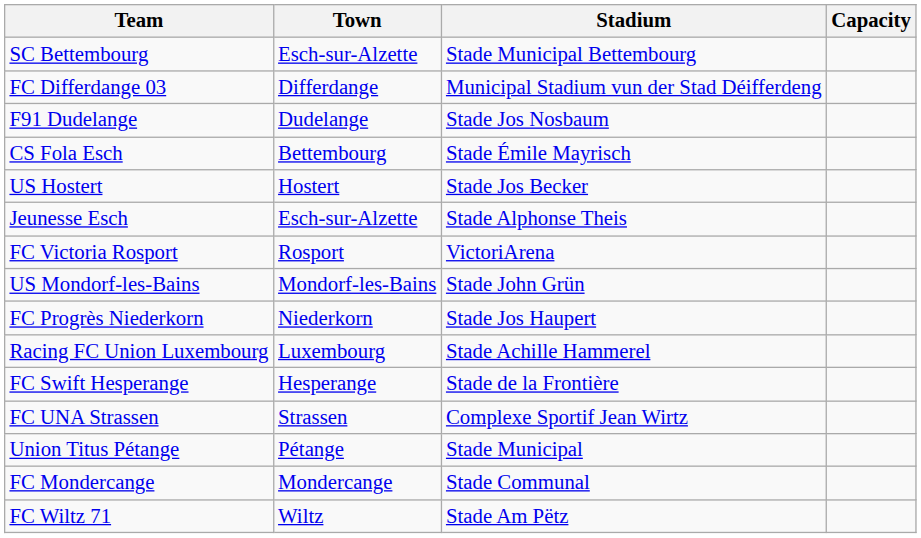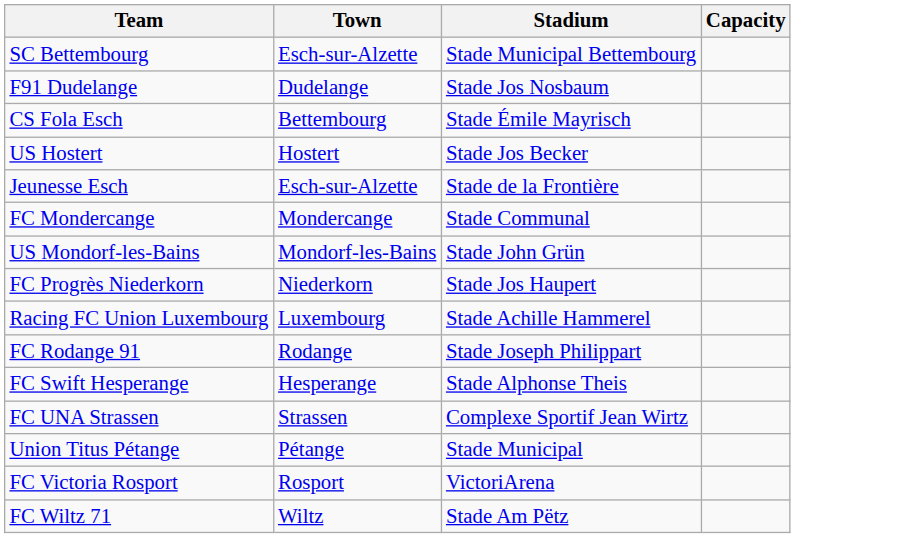- row: (88, 86)
(536, 218) Stade Alphonse Theis -> (532, 185) Stade de la Frontière
rows swapped: (82, 482) <-> (94, 251)
+ row: (75, 350)
(532, 383) Stade de la Frontière -> (536, 383) Stade Alphonse Theis
